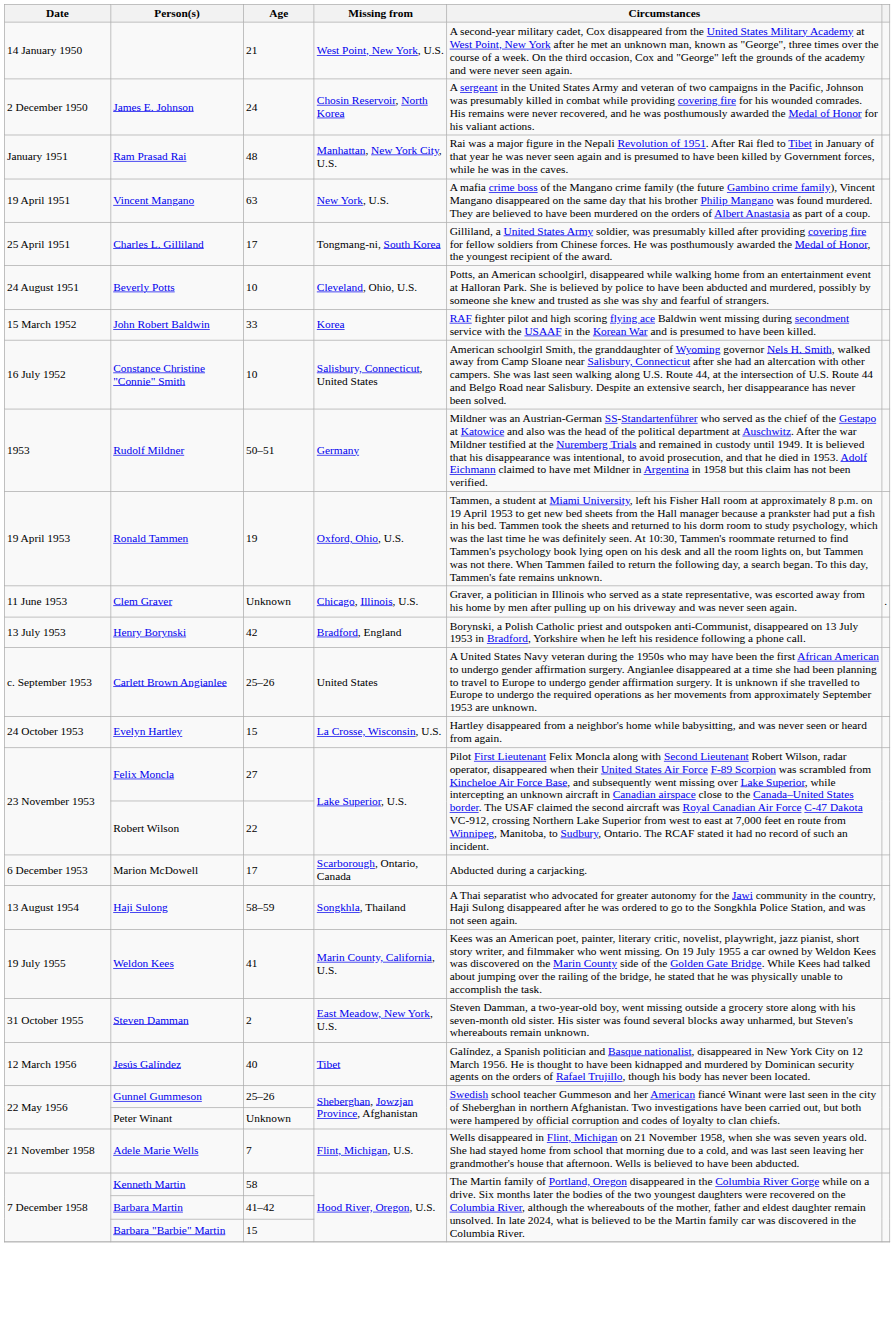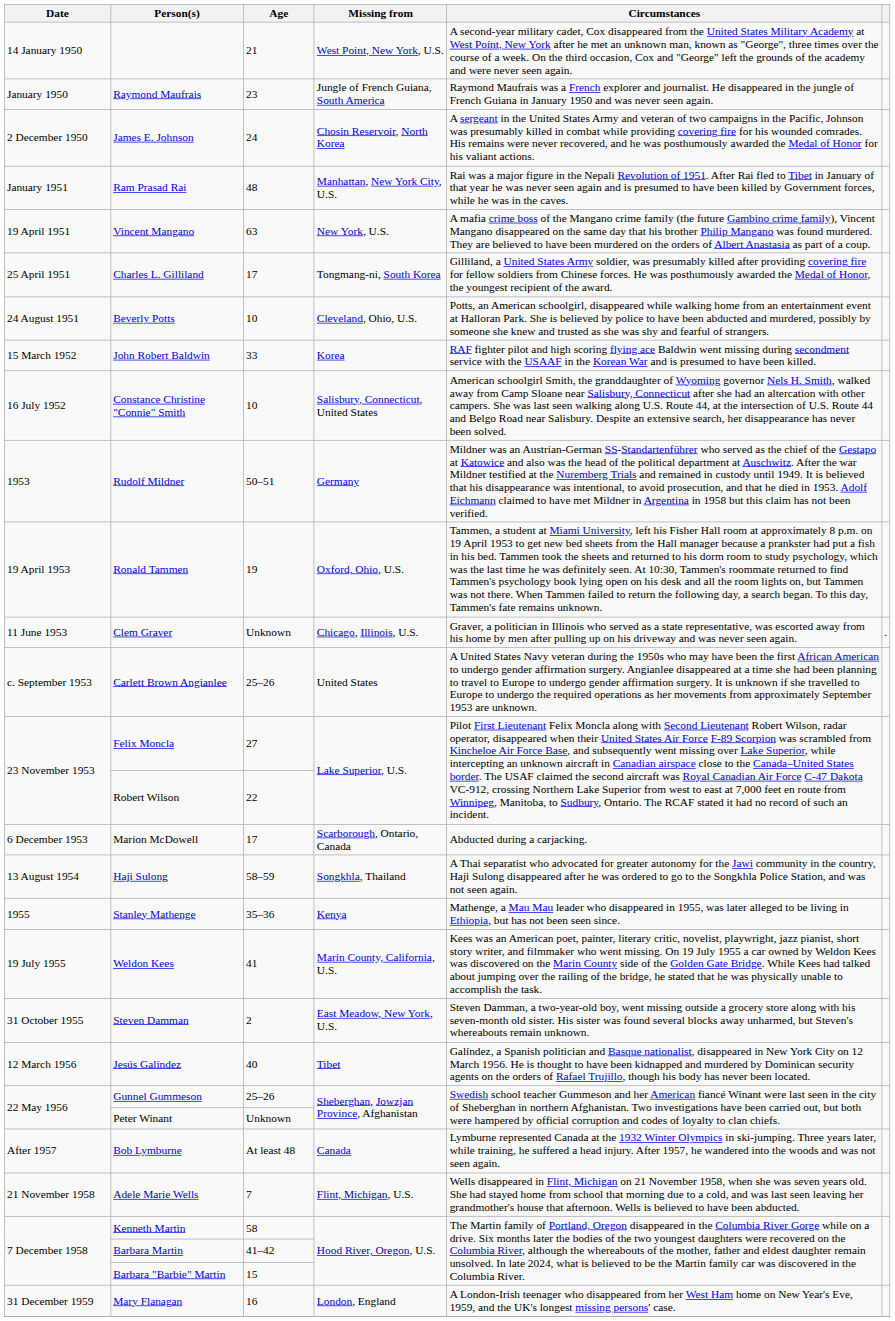+ row: (37, 94)
- row: (36, 632)
- row: (45, 732)
+ row: (18, 914)
+ row: (32, 1151)
+ row: (50, 1301)
